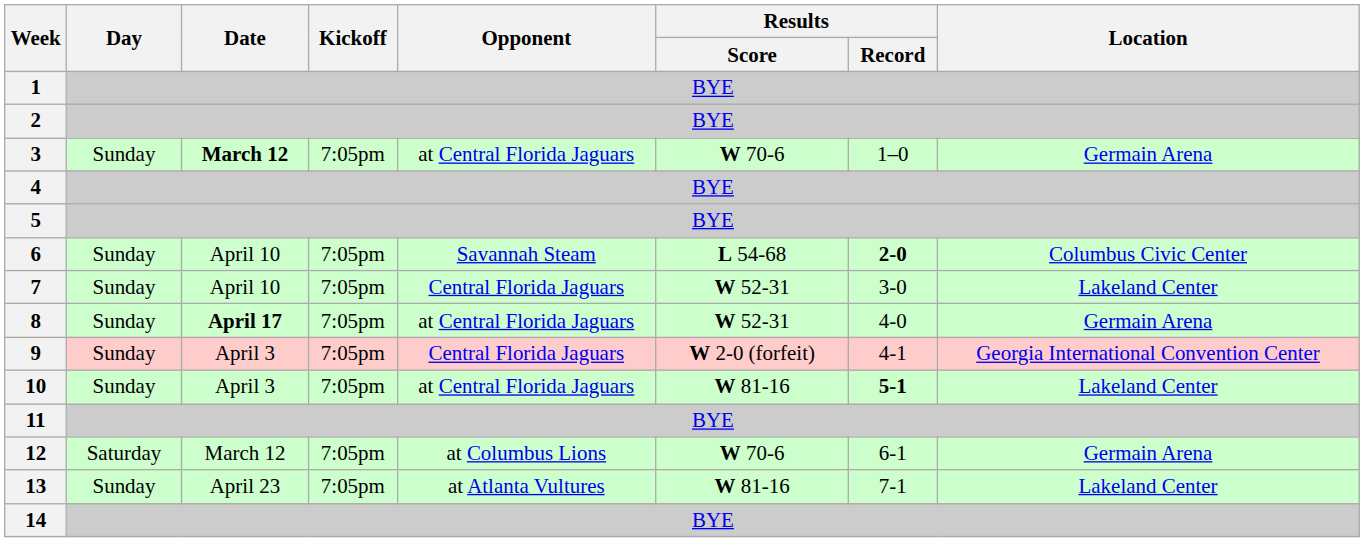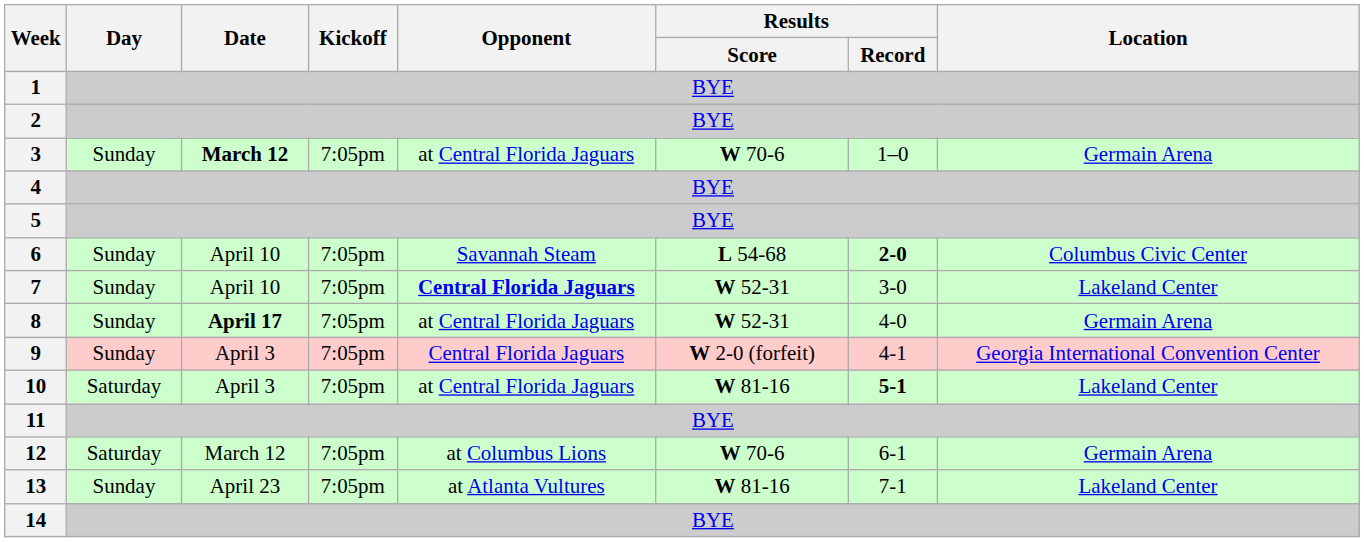(526, 287) normal -> (526, 287) bold
(124, 386) Sunday -> (124, 386) Saturday
